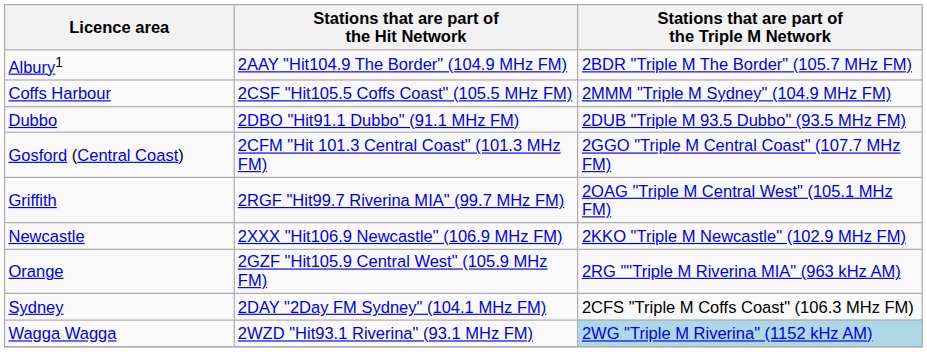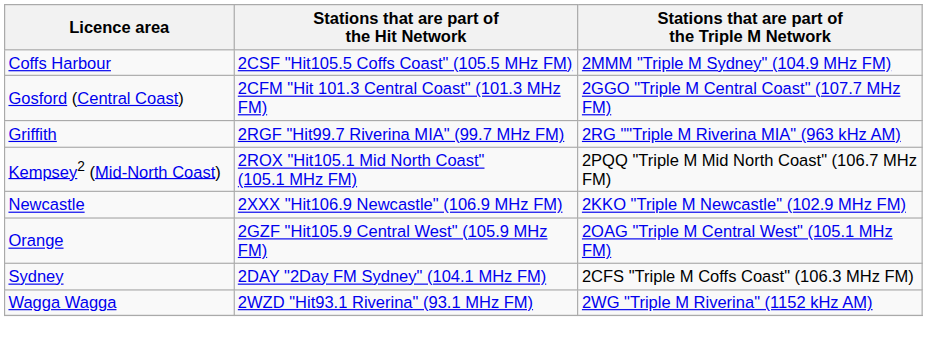- row: (36, 65)
- row: (33, 120)
(737, 200) 2OAG "Triple M Central West" (105.1 MHz FM) -> (741, 134) 2RG ""Triple M Riverina MIA" (963 kHz AM)
+ row: (115, 170)
(741, 271) 2RG ""Triple M Riverina MIA" (963 kHz AM) -> (737, 241) 2OAG "Triple M Central West" (105.1 MHz FM)
(727, 333) lightblue background -> (727, 303) no background
